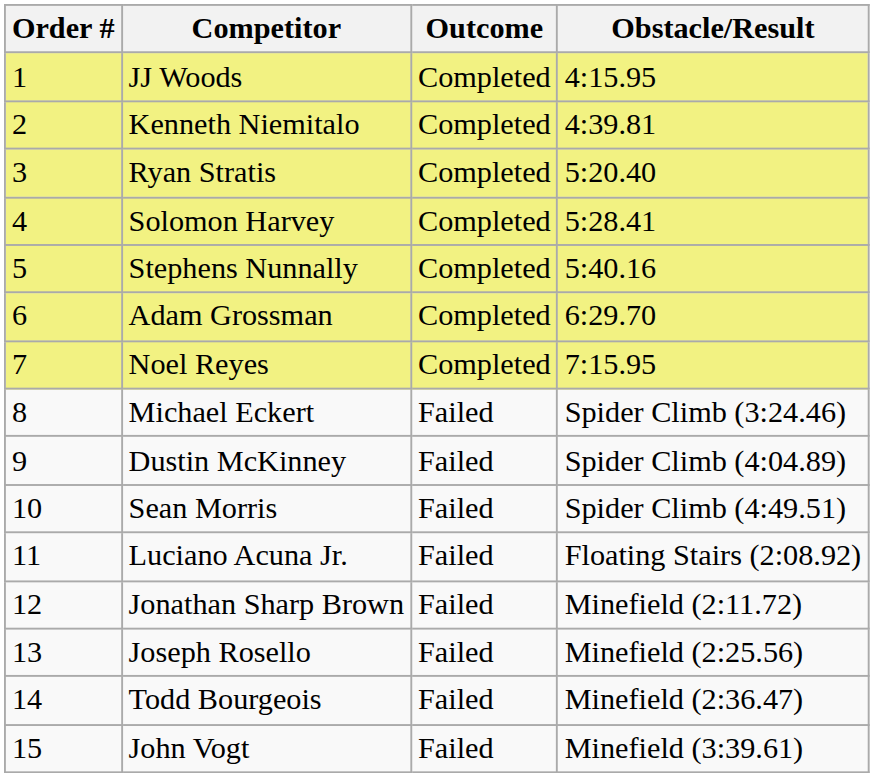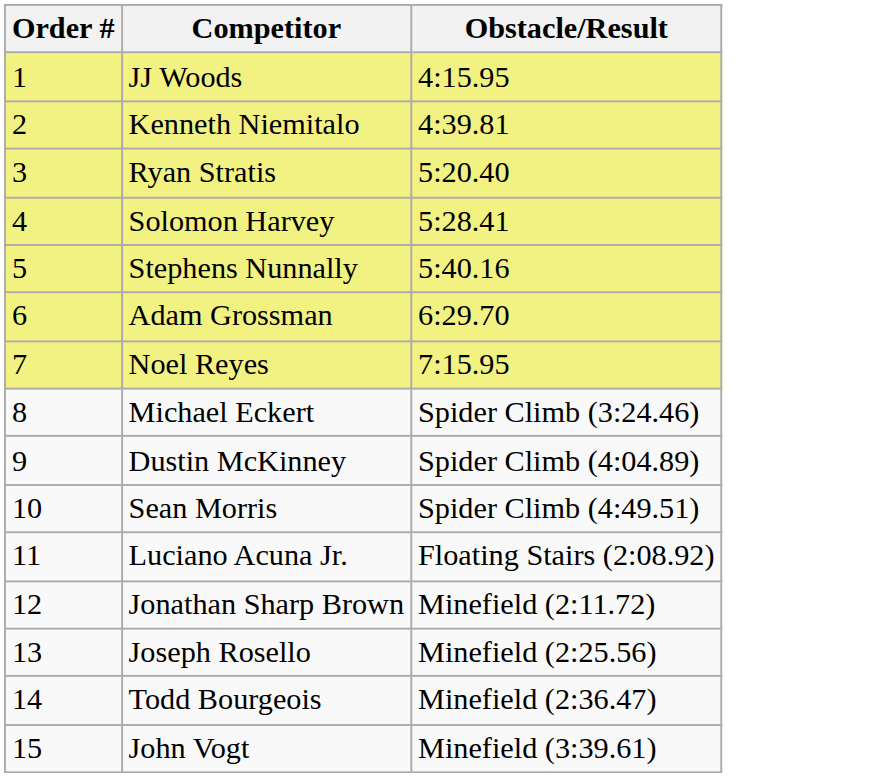- column: (484, 28)
